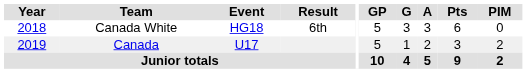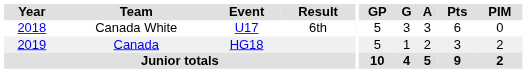(247, 28) HG18 -> (247, 28) U17
(247, 44) U17 -> (247, 44) HG18
